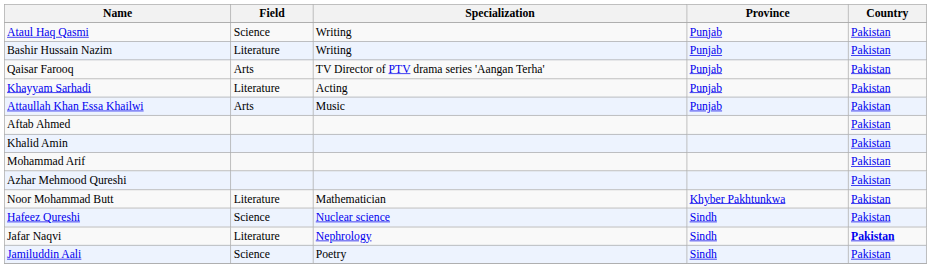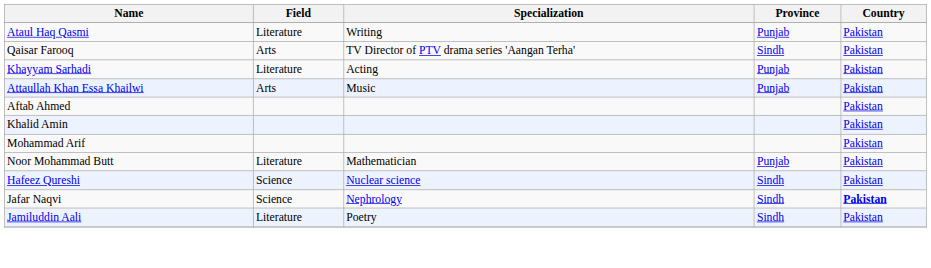(252, 32) Science -> (279, 32) Literature
- row: (60, 50)
(706, 69) Punjab -> (771, 50) Sindh
- row: (67, 180)
(737, 198) Khyber Pakhtunkwa -> (773, 161) Punjab
(257, 236) Literature -> (274, 198) Science
(252, 254) Science -> (279, 217) Literature
